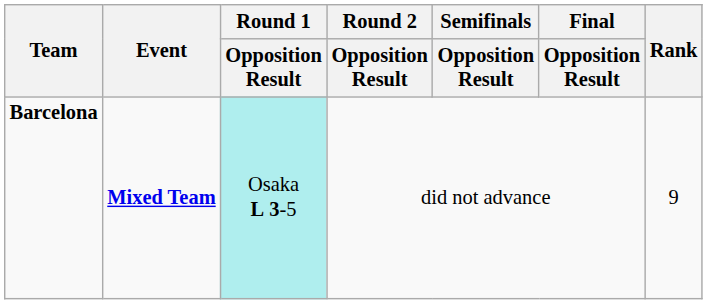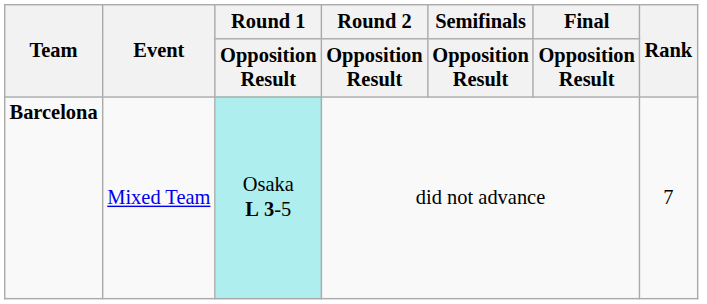(161, 197) bold -> (159, 197) normal
(674, 197) 9 -> (668, 197) 7
